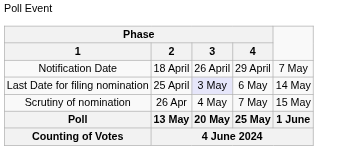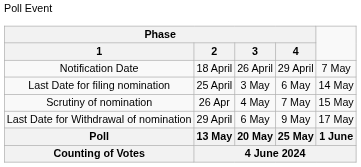(212, 85) lavender background -> (255, 85) no background
+ row: (99, 119)
